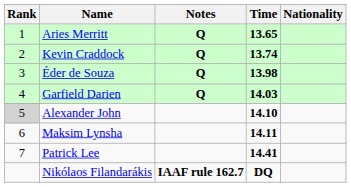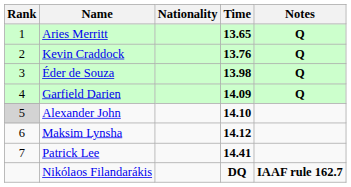columns swapped: (313, 14) <-> (201, 14)
(263, 53) 13.74 -> (237, 53) 13.76
(263, 93) 14.03 -> (237, 93) 14.09
(263, 133) 14.11 -> (237, 133) 14.12
